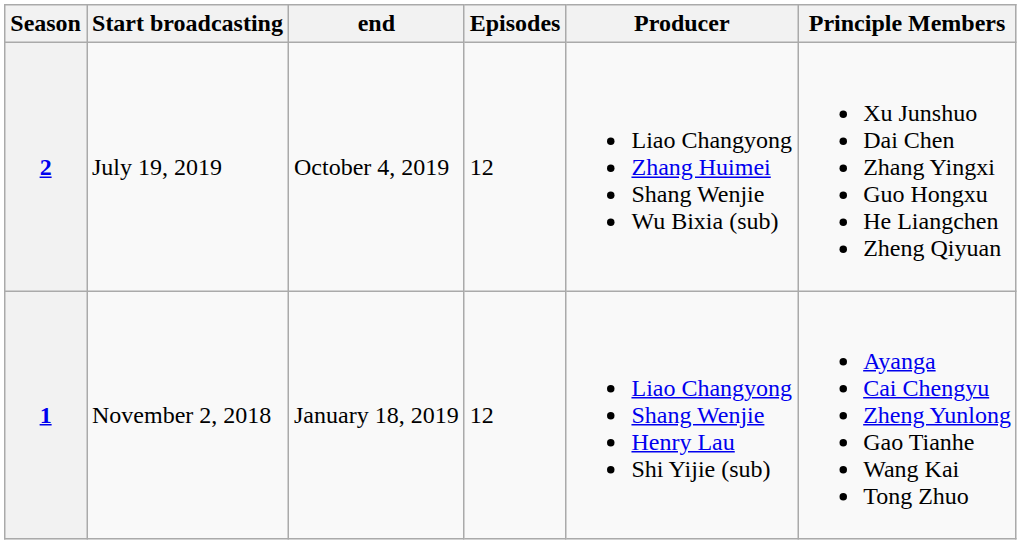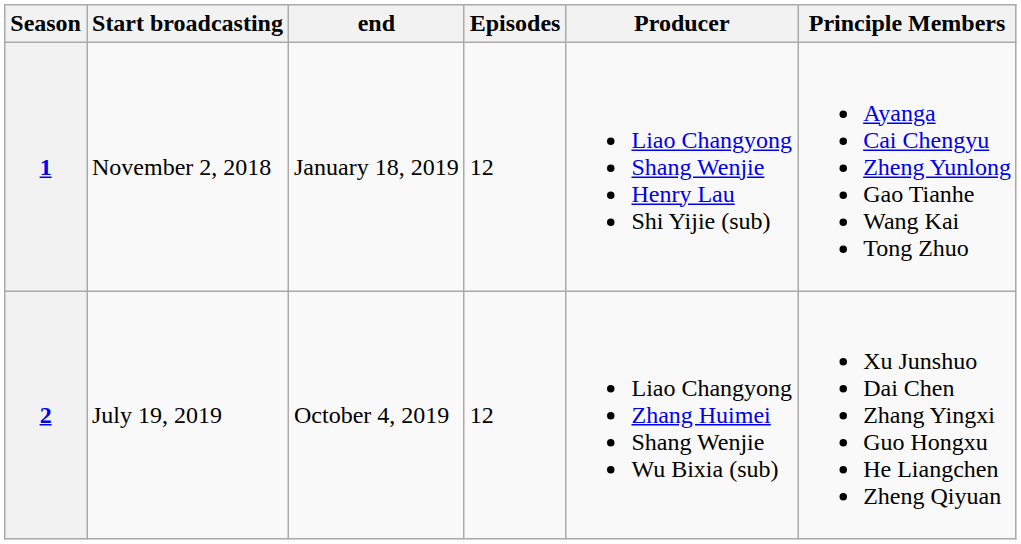rows swapped: (46, 414) <-> (46, 166)
